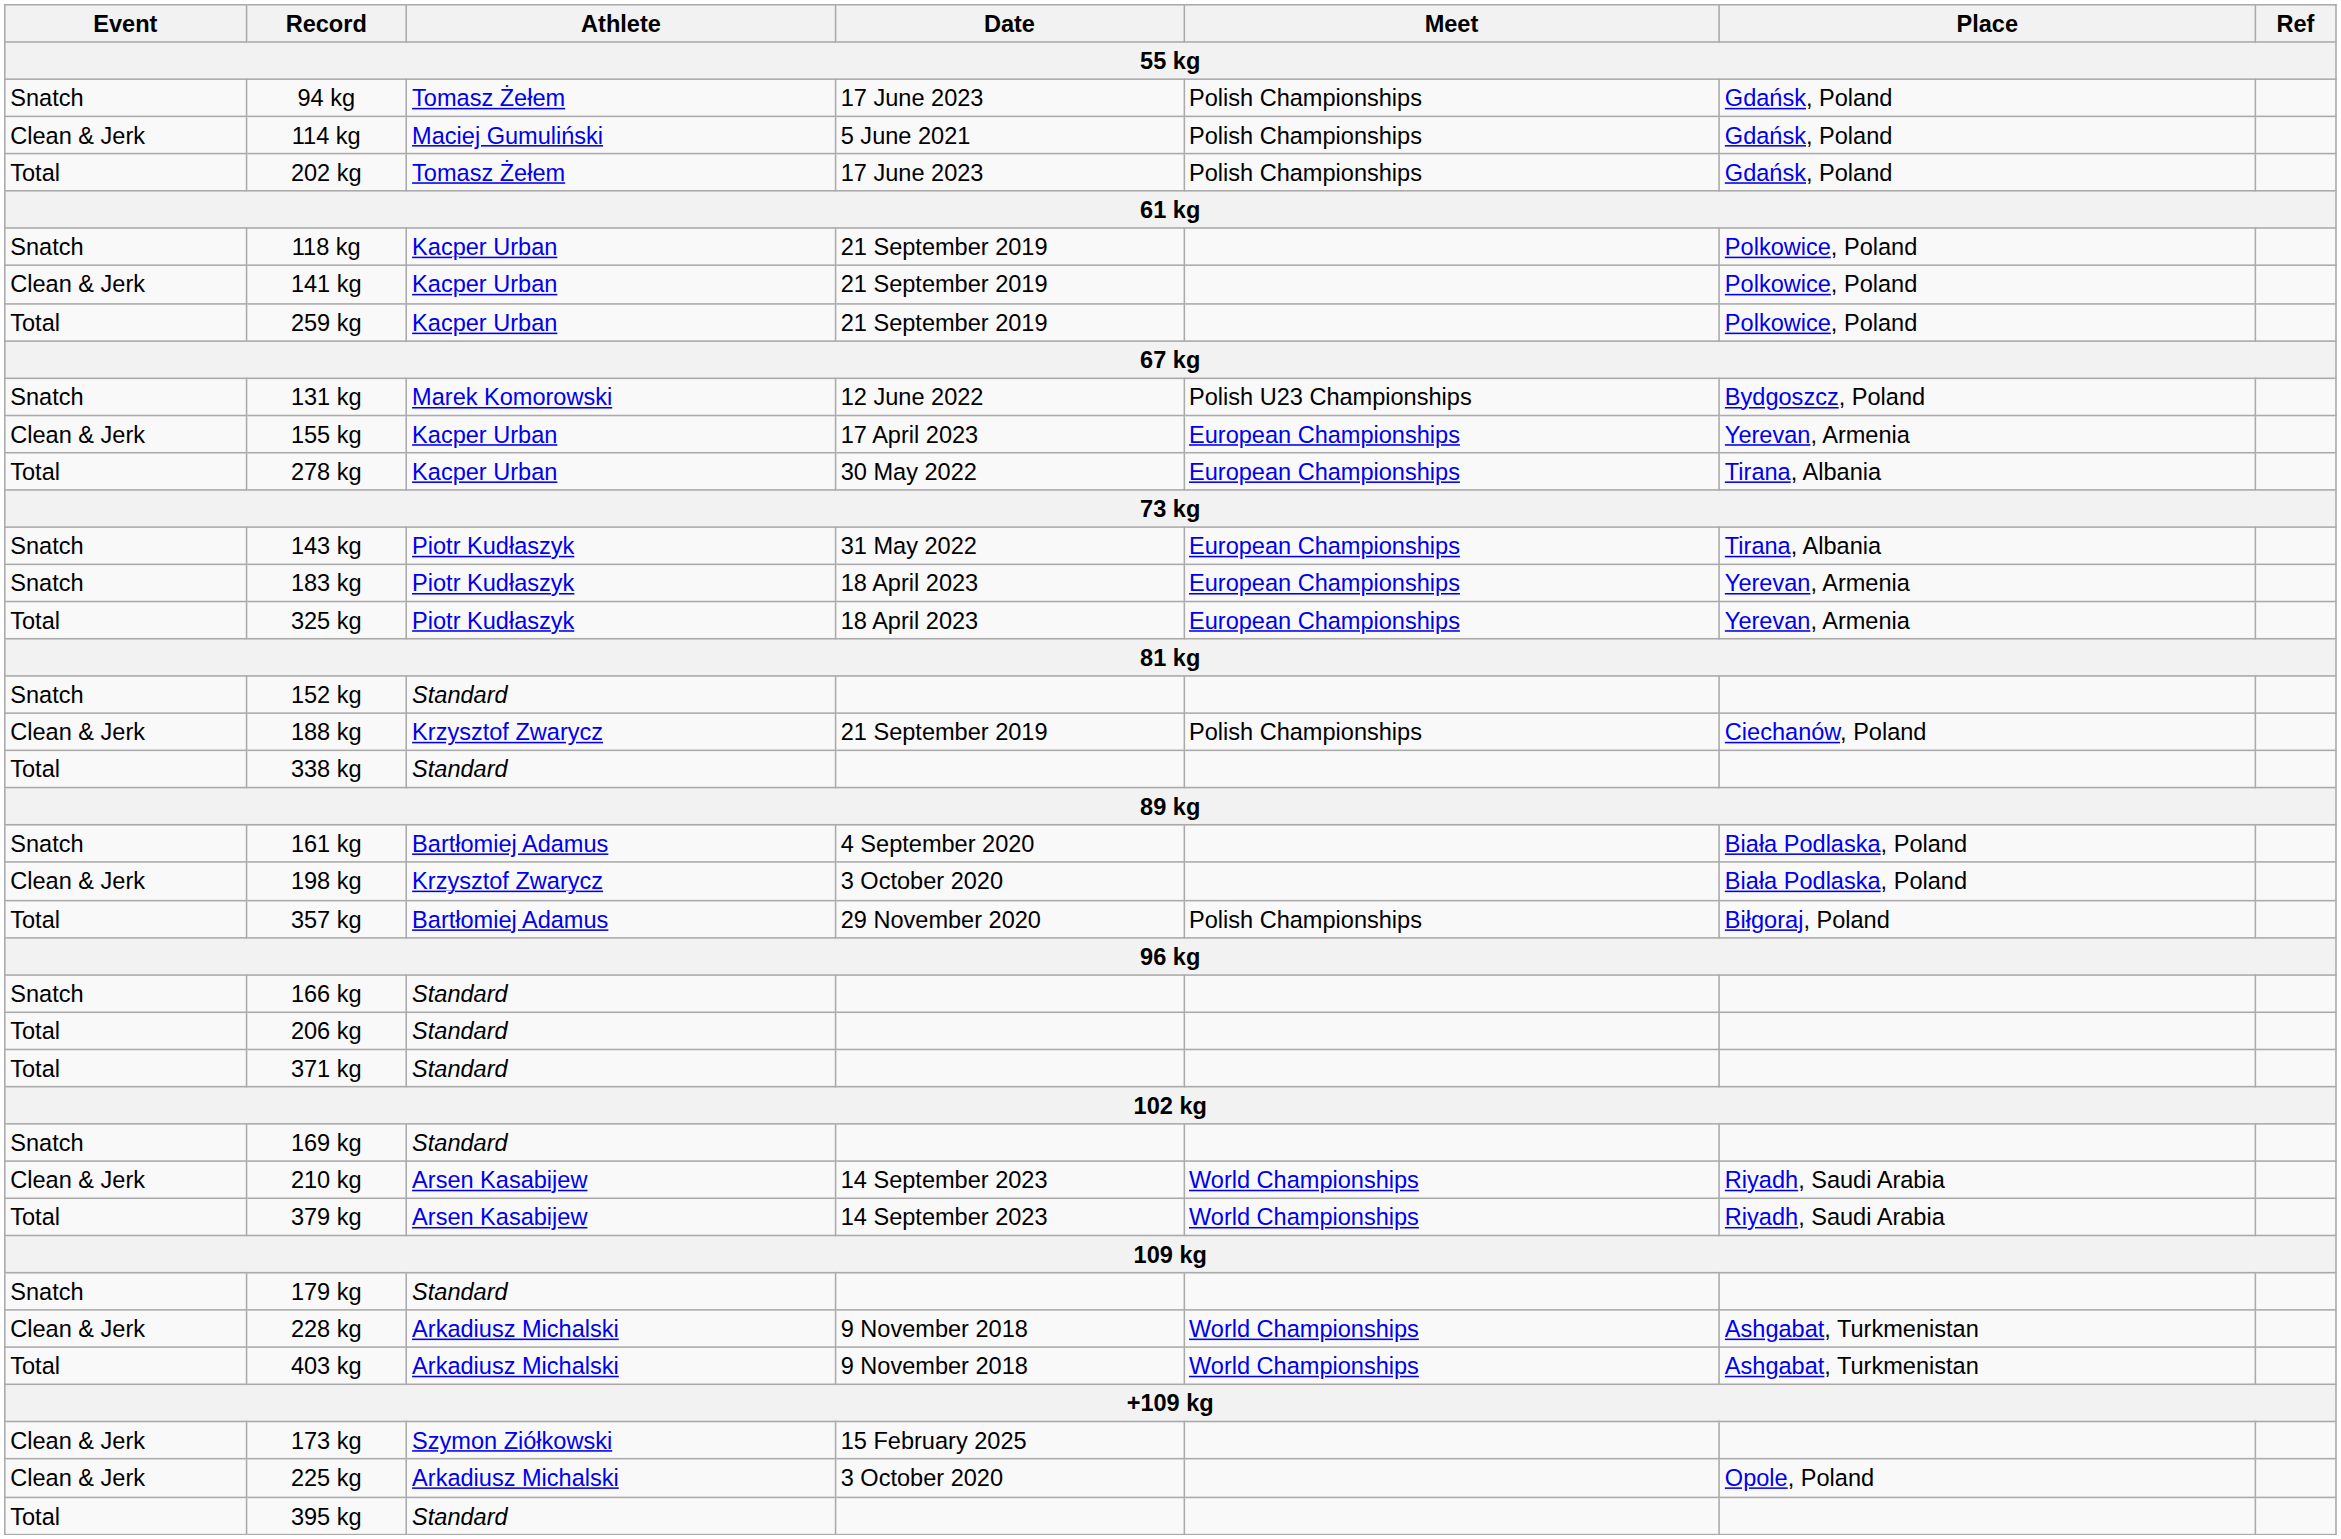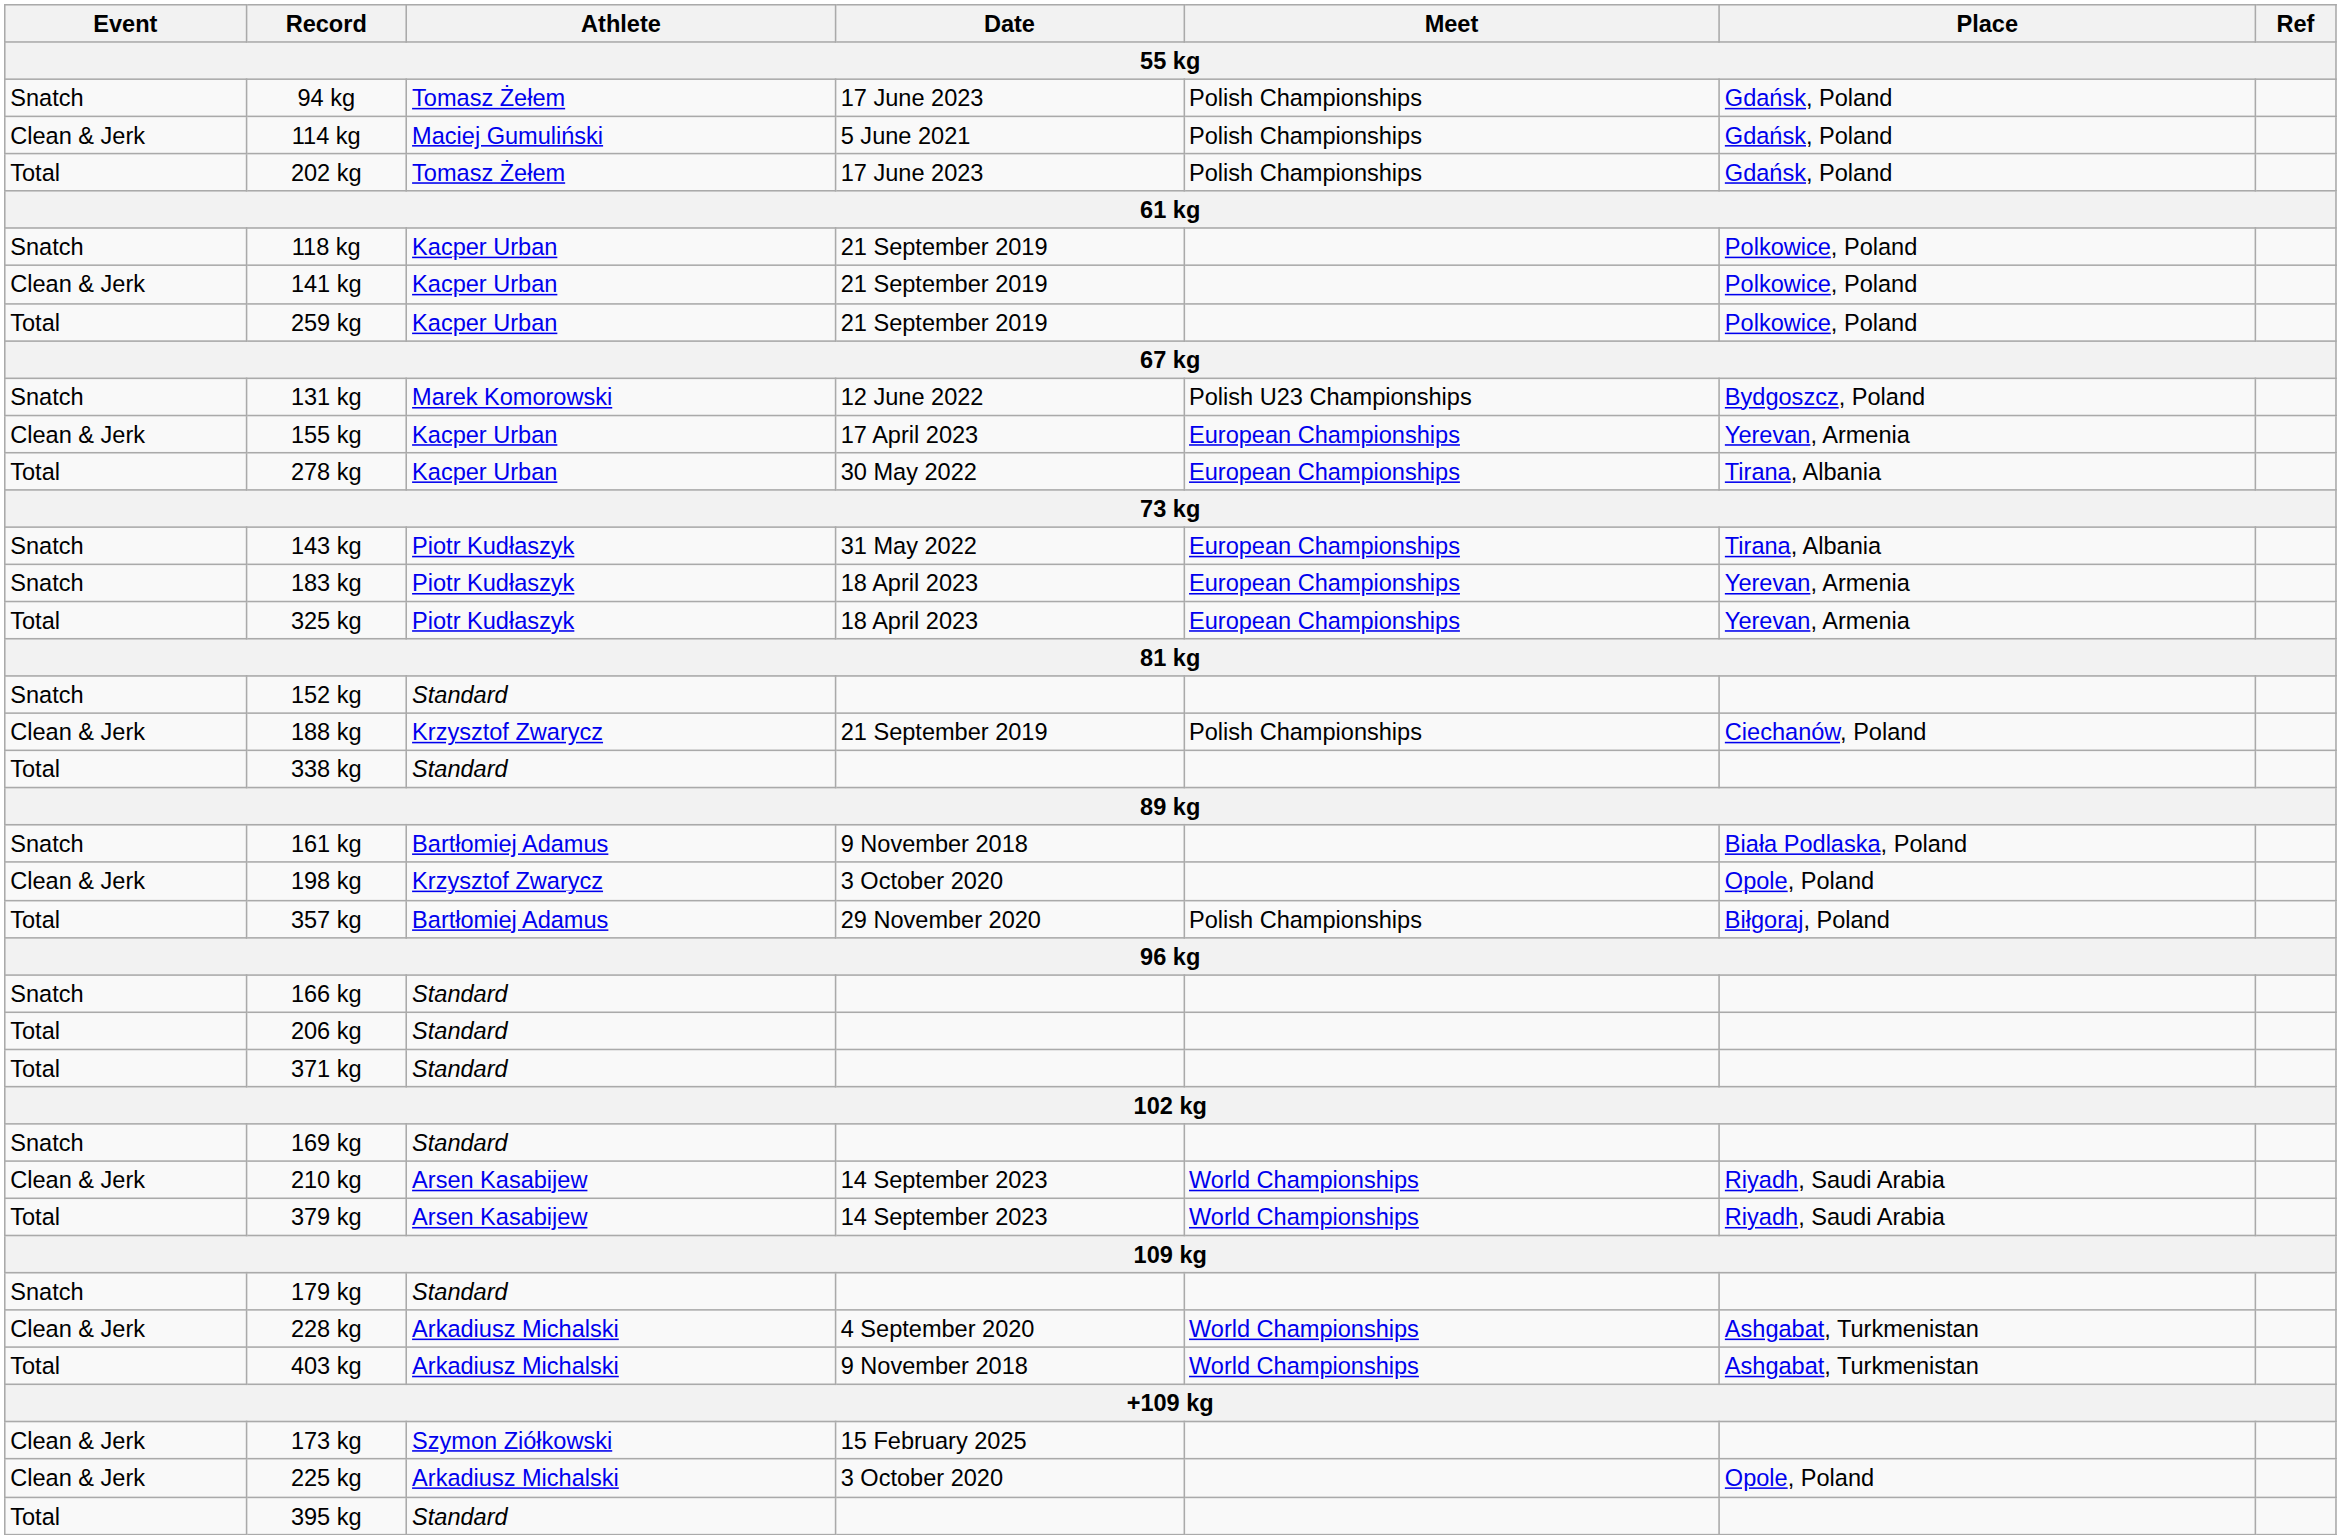(938, 844) 4 September 2020 -> (934, 844) 9 November 2018
(1846, 881) Biała Podlaska, Poland -> (1799, 881) Opole, Poland
(934, 1329) 9 November 2018 -> (938, 1329) 4 September 2020
